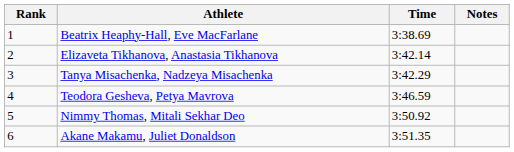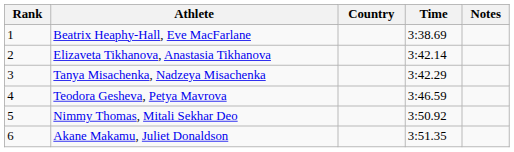+ column: (371, 14)
